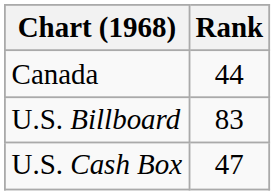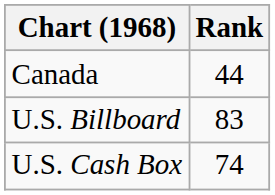(229, 165) 47 -> (229, 165) 74
